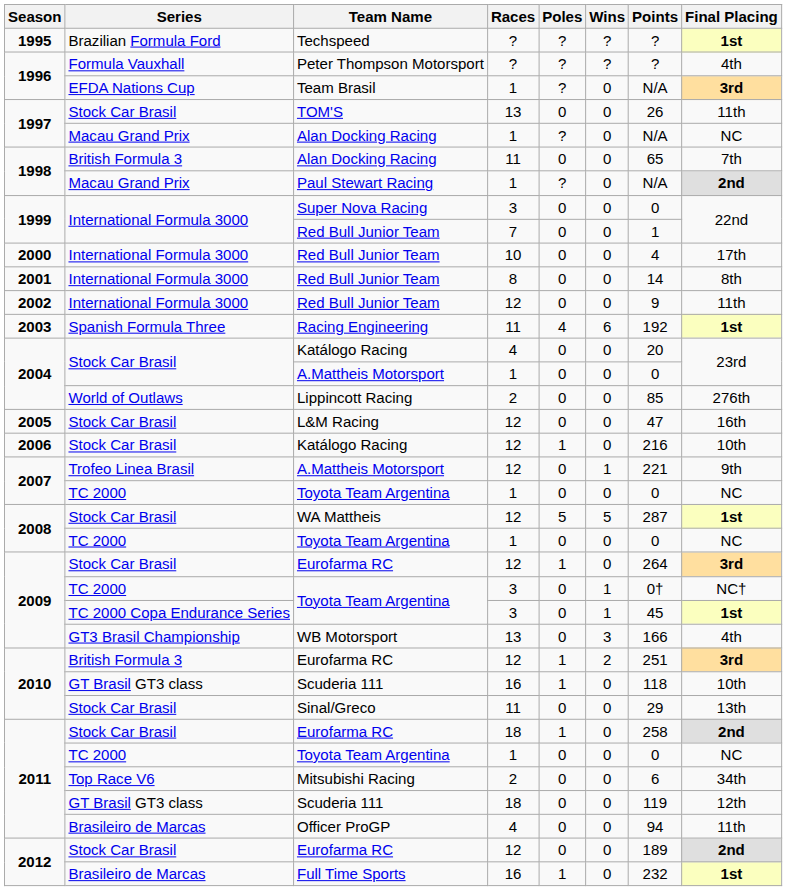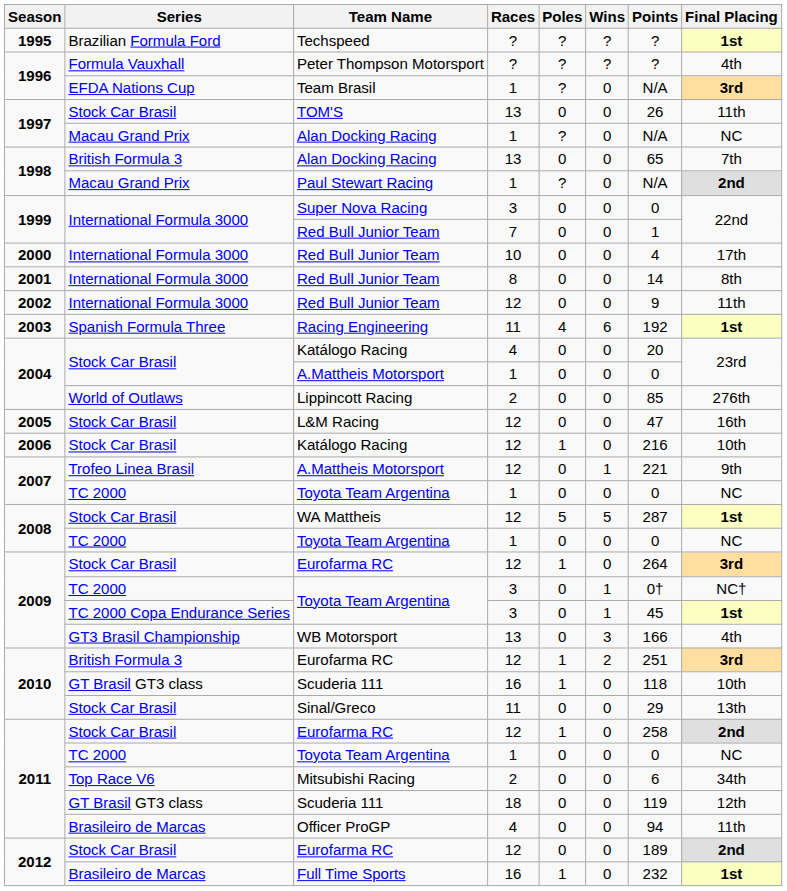(513, 160) 11 -> (513, 160) 13
(513, 731) 18 -> (513, 731) 12
